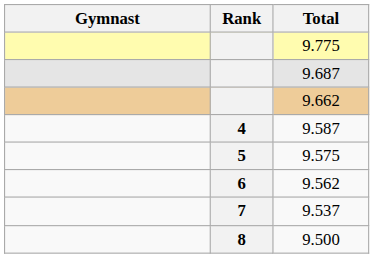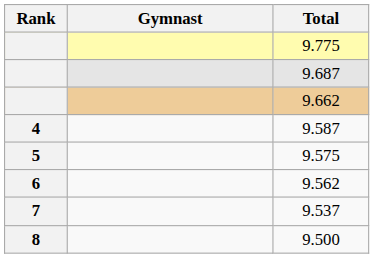columns swapped: (242, 18) <-> (107, 18)
